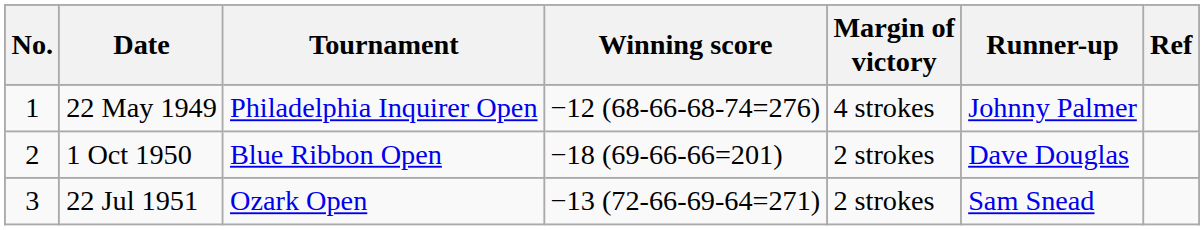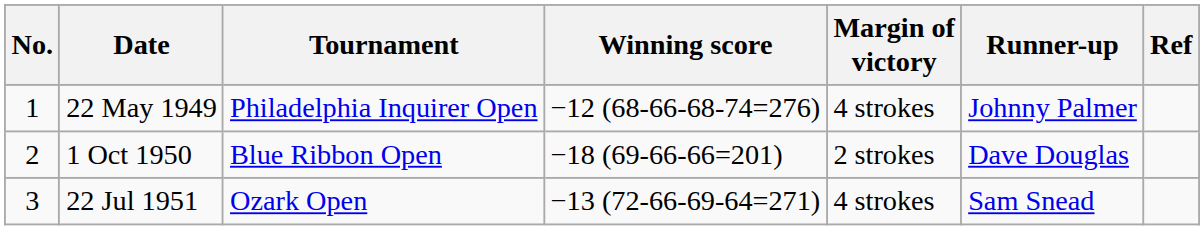(884, 201) 2 strokes -> (884, 201) 4 strokes
